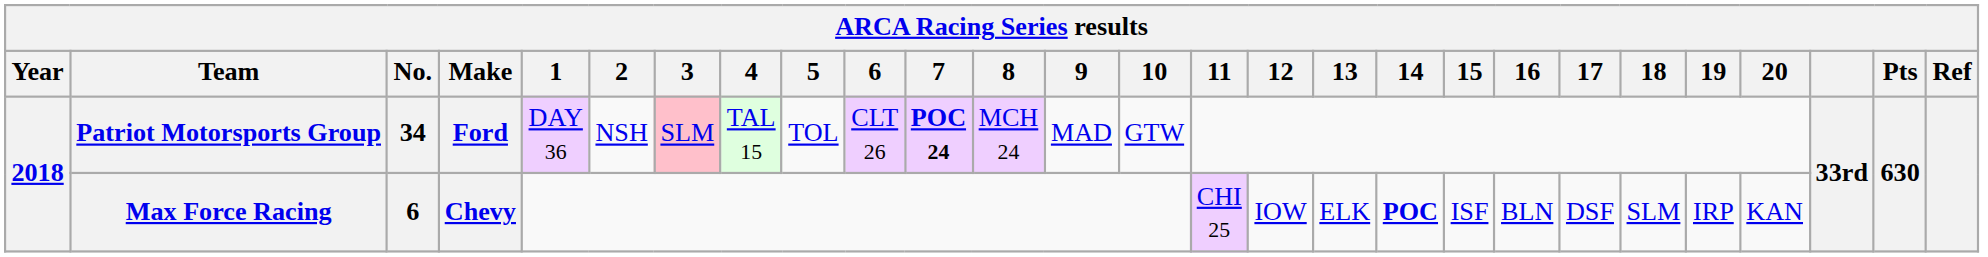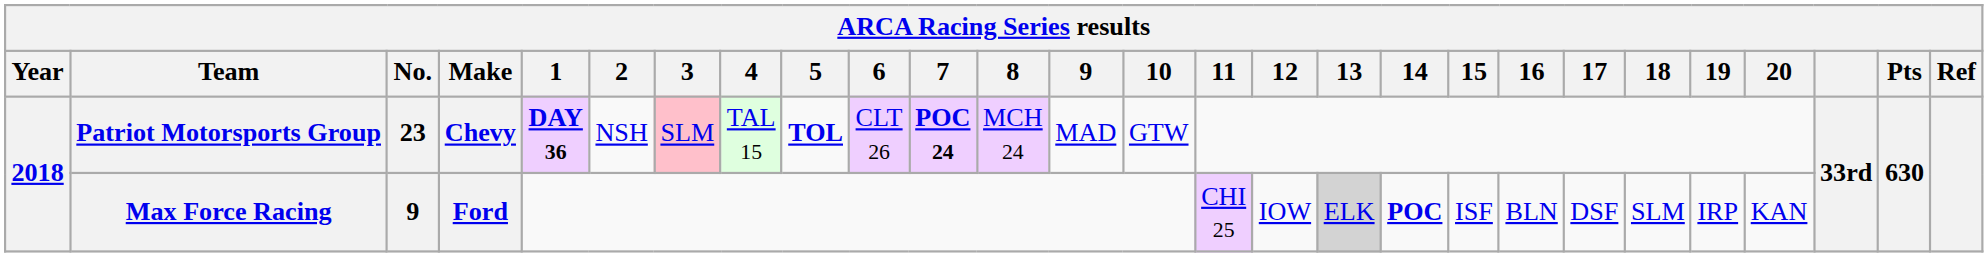(413, 134) 34 -> (413, 134) 23
(480, 134) Ford -> (480, 134) Chevy
(556, 133) normal -> (556, 134) bold
(813, 134) normal -> (816, 134) bold
(413, 212) 6 -> (413, 212) 9
(480, 212) Chevy -> (480, 212) Ford
(1345, 212) no background -> (1349, 212) lightgrey background
